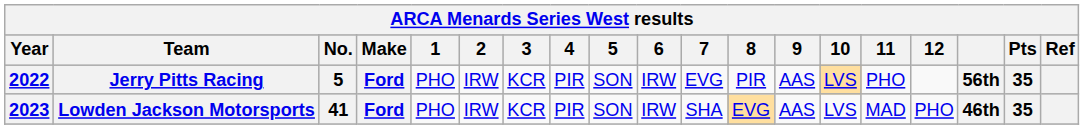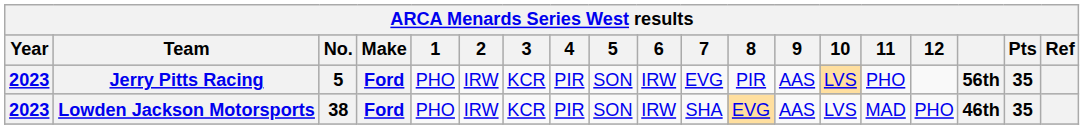(29, 79) 2022 -> (29, 79) 2023
(338, 109) 41 -> (338, 109) 38
